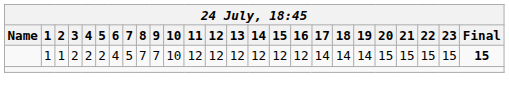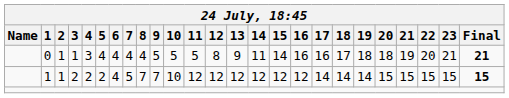+ row: (48, 56)
